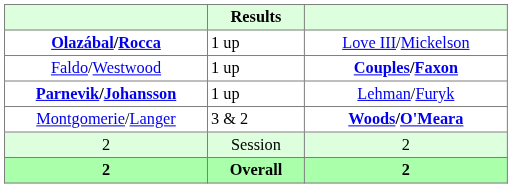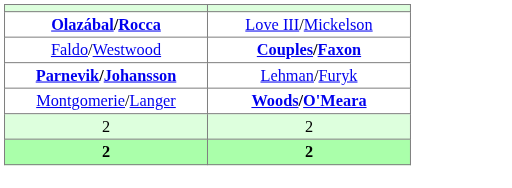- column: (256, 17)
